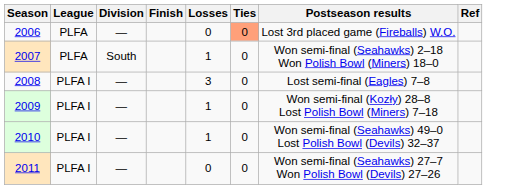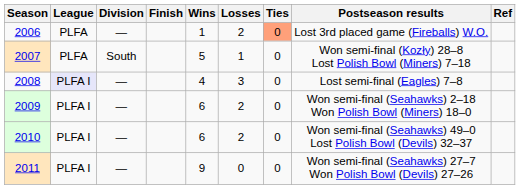+ column: (202, 13)
(208, 31) 0 -> (241, 31) 2
(358, 56) Won semi-final (Seahawks) 2–18 Won Polish Bowl (Miners) 18–0 -> (391, 56) Won semi-final (Kozły) 28–8 Lost Polish Bowl (Miners) 7–18
(73, 81) no background -> (73, 81) lavender background
(208, 106) 1 -> (241, 106) 2
(358, 106) Won semi-final (Kozły) 28–8 Lost Polish Bowl (Miners) 7–18 -> (391, 106) Won semi-final (Seahawks) 2–18 Won Polish Bowl (Miners) 18–0
(208, 137) 1 -> (241, 137) 2
